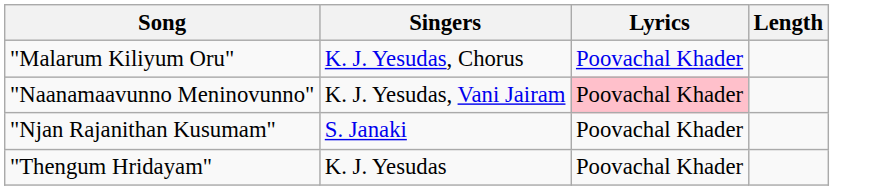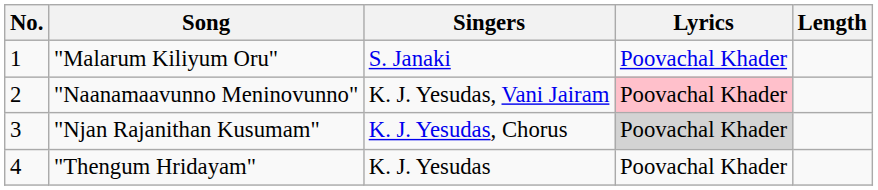+ column: (27, 22)
(424, 58) K. J. Yesudas, Chorus -> (410, 58) S. Janaki
(366, 130) S. Janaki -> (468, 130) K. J. Yesudas, Chorus
(660, 130) no background -> (703, 130) lightgrey background
